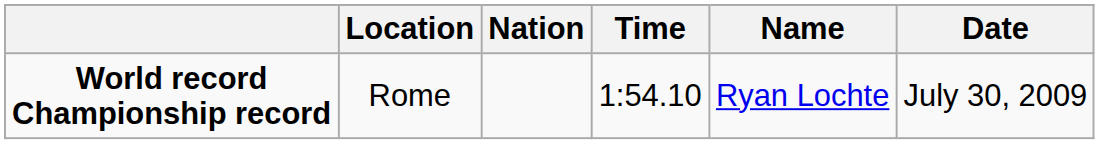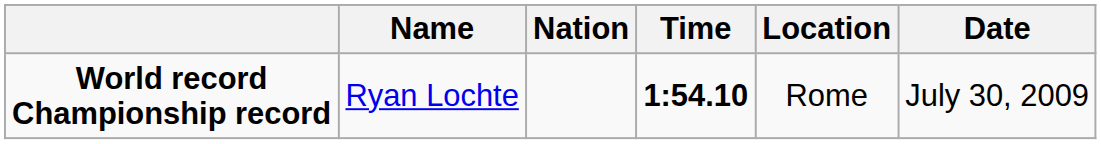columns swapped: (803, 28) <-> (410, 28)
(650, 95) normal -> (696, 95) bold
